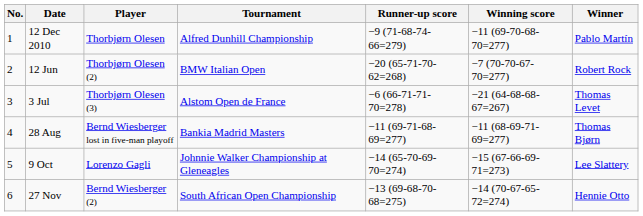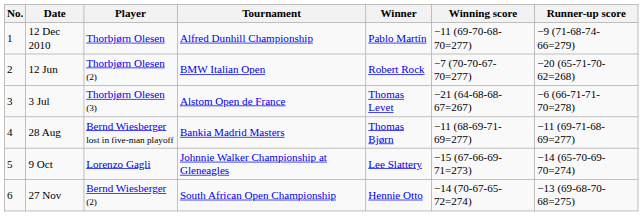columns swapped: (605, 13) <-> (417, 13)
